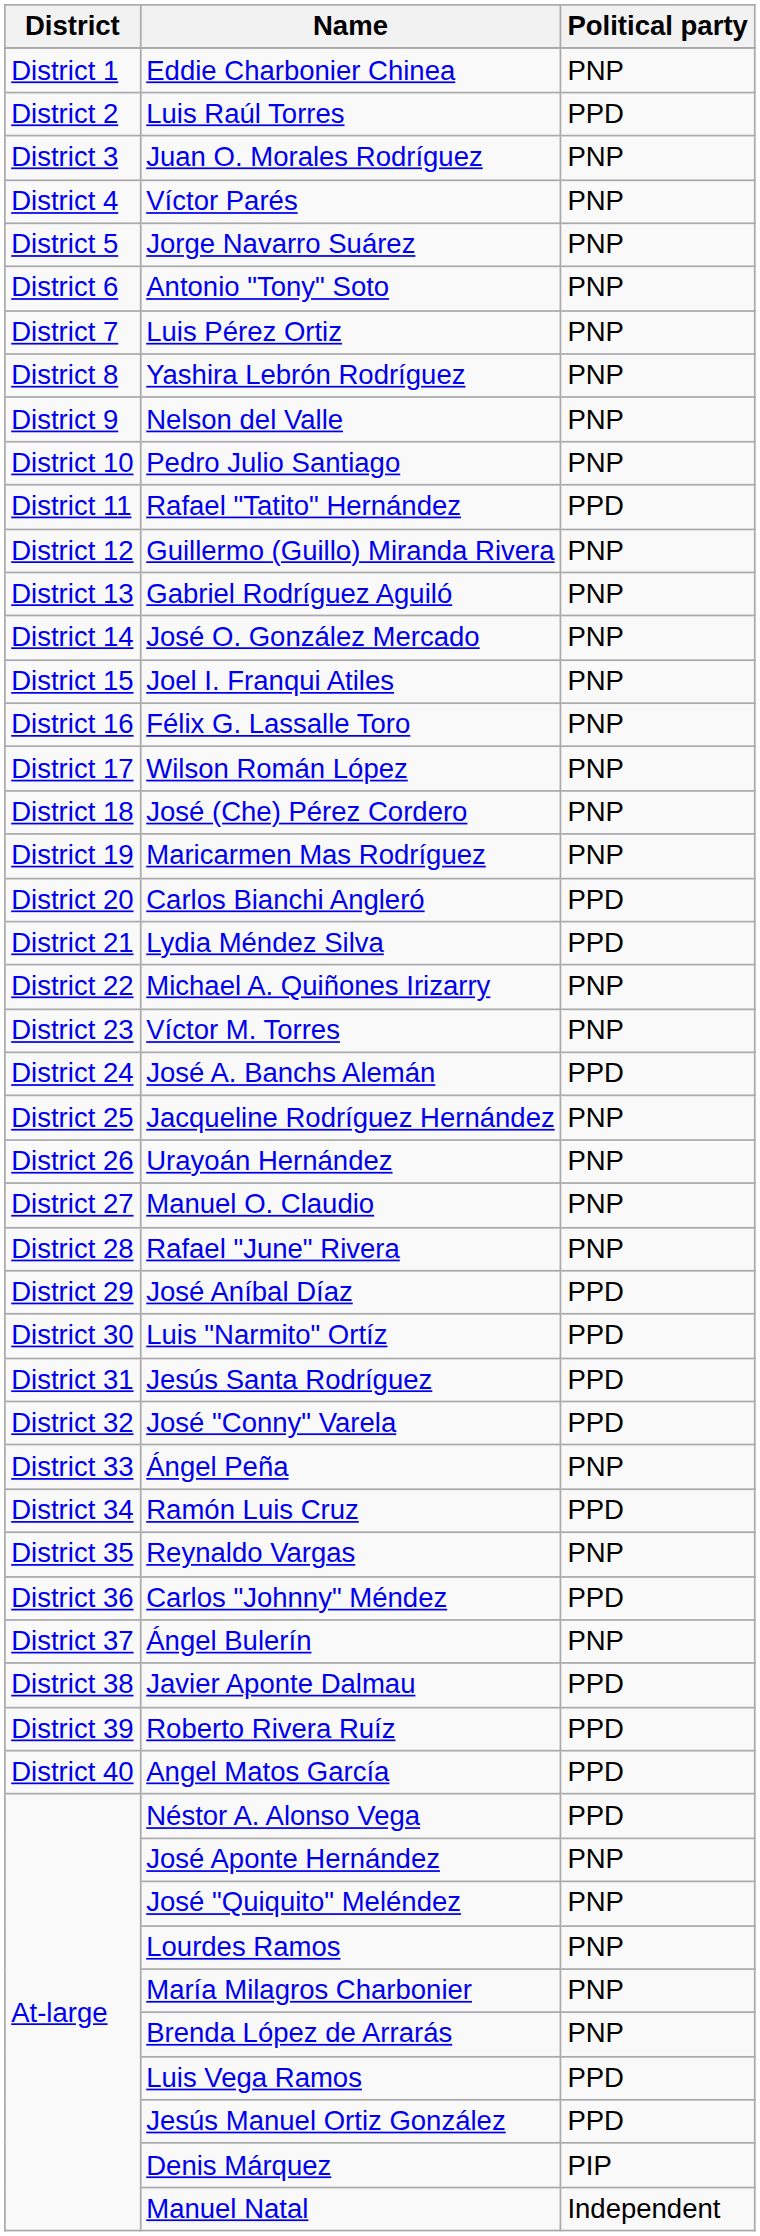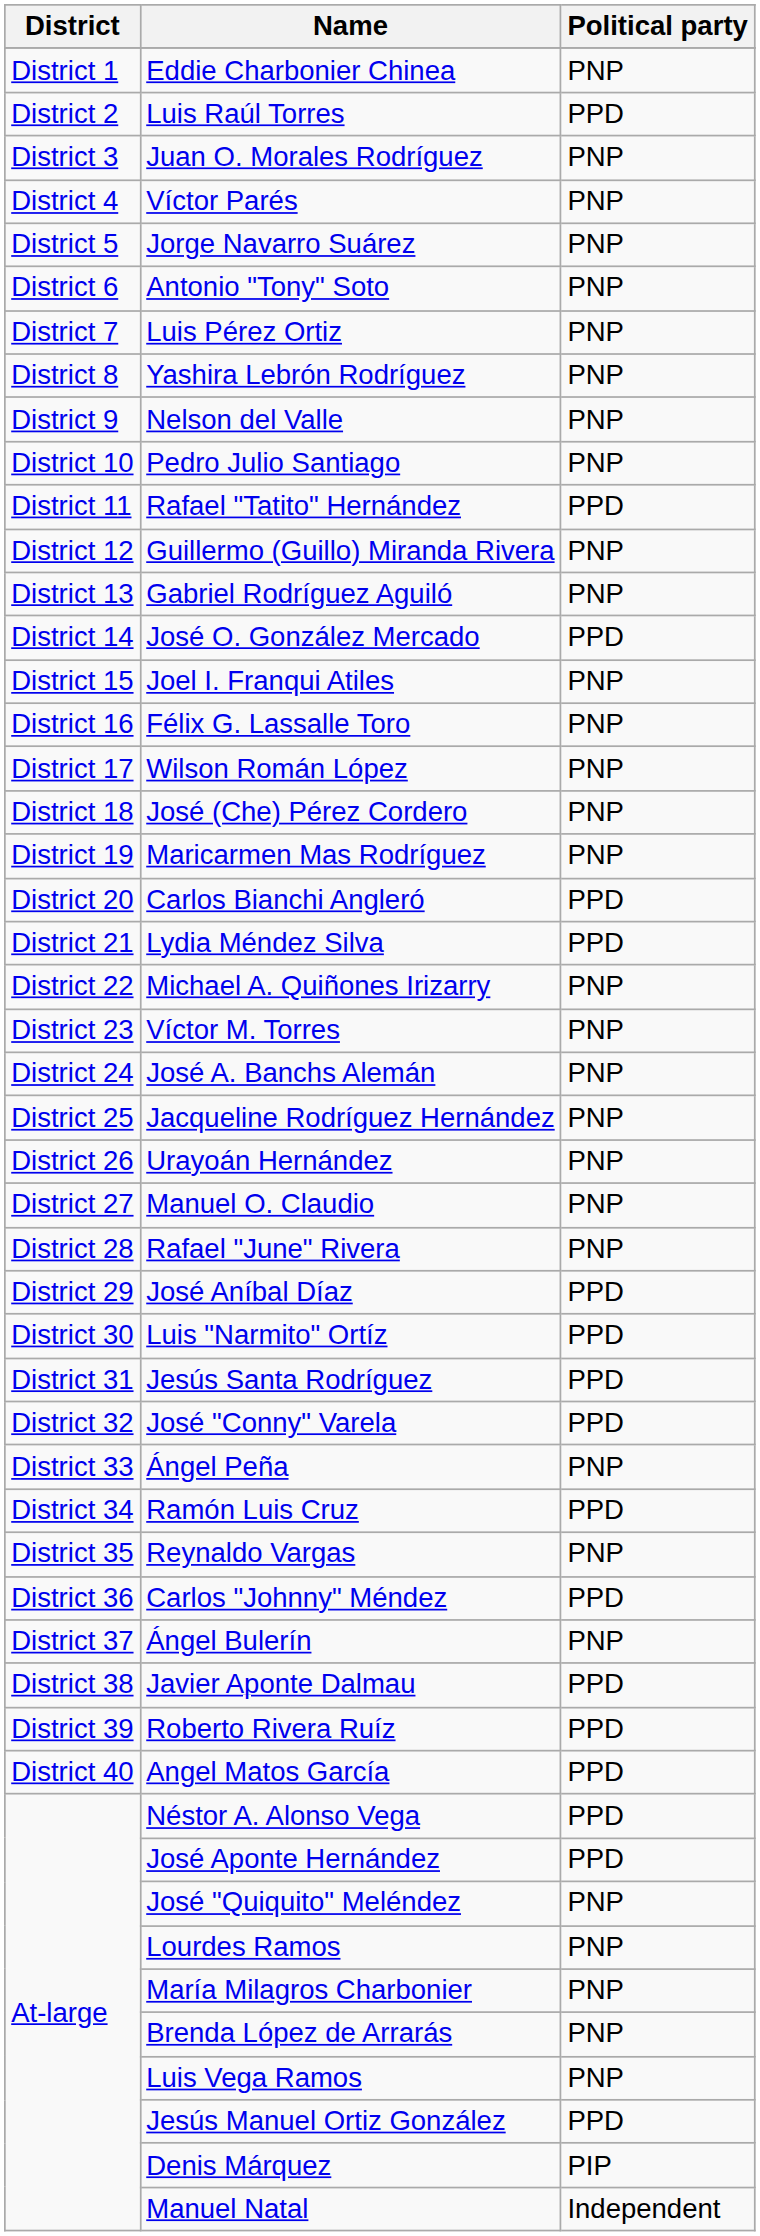(596, 637) PNP -> (596, 637) PPD
(596, 1073) PPD -> (596, 1073) PNP
(596, 1859) PNP -> (596, 1859) PPD
(596, 2077) PPD -> (596, 2077) PNP
